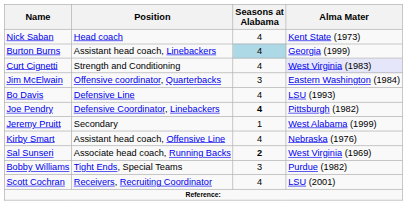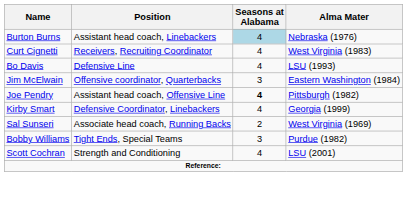- row: (30, 37)
(319, 51) Georgia (1999) -> (323, 37) Nebraska (1976)
(127, 66) Strength and Conditioning -> (143, 51) Receivers, Recruiting Coordinator
(330, 66) lavender background -> (330, 51) no background
rows swapped: (25, 95) <-> (35, 80)
(147, 110) Defensive Coordinator, Linebackers -> (149, 95) Assistant head coach, Offensive Line
- row: (34, 124)
(149, 139) Assistant head coach, Offensive Line -> (147, 110) Defensive Coordinator, Linebackers
(323, 139) Nebraska (1976) -> (319, 110) Georgia (1999)
(260, 153) bold -> (260, 124) normal
(143, 182) Receivers, Recruiting Coordinator -> (127, 153) Strength and Conditioning
